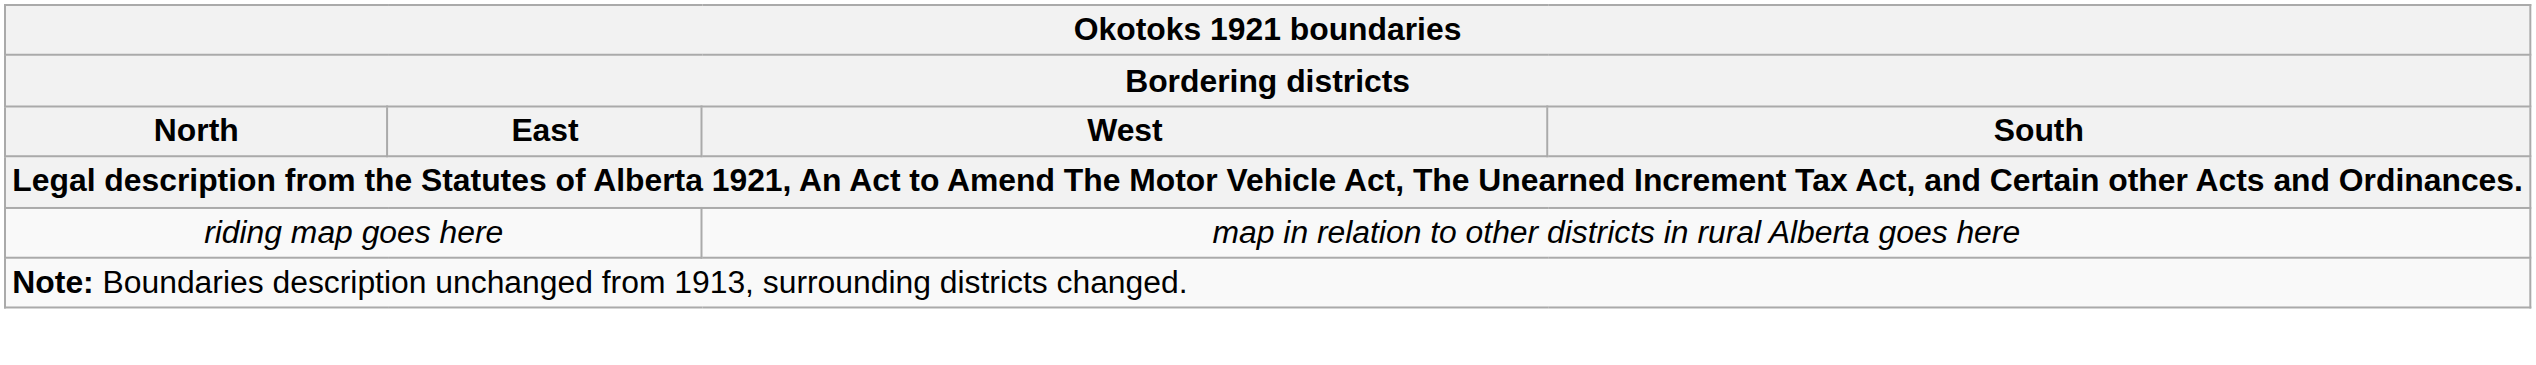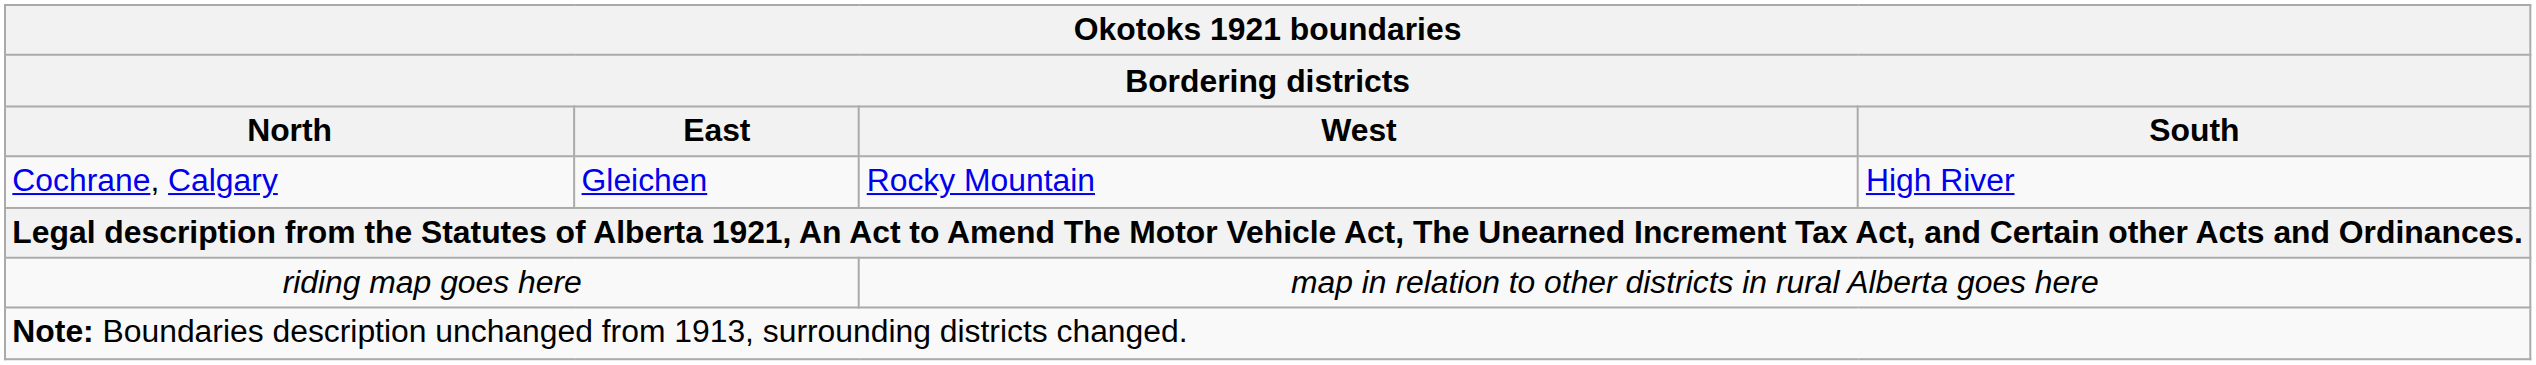+ row: (145, 181)
